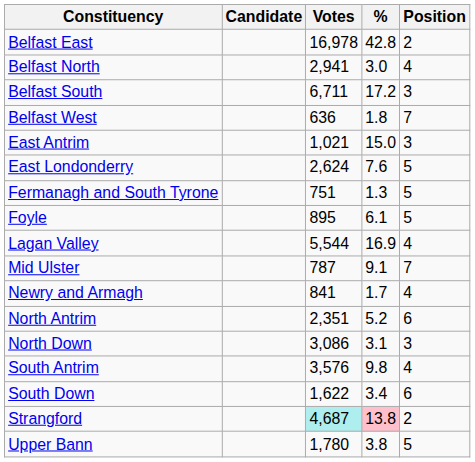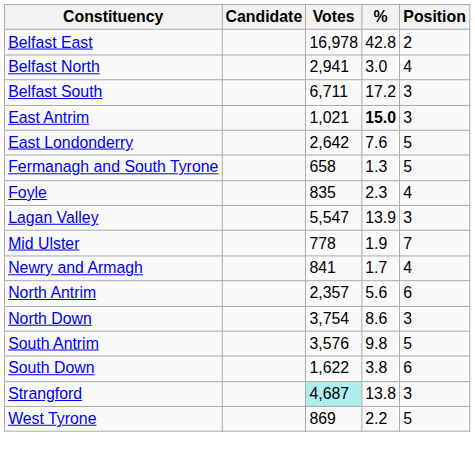- row: (52, 117)
(381, 142) normal -> (381, 117) bold
(329, 167) 2,624 -> (329, 142) 2,642
(323, 192) 751 -> (323, 167) 658
(323, 218) 895 -> (323, 192) 835
(376, 218) 6.1 -> (376, 192) 2.3
(408, 218) 5 -> (408, 192) 4
(329, 243) 5,544 -> (329, 218) 5,547
(381, 243) 16.9 -> (381, 218) 13.9
(408, 243) 4 -> (408, 218) 3
(323, 268) 787 -> (323, 243) 778
(376, 268) 9.1 -> (376, 243) 1.9
(329, 318) 2,351 -> (329, 293) 2,357
(376, 318) 5.2 -> (376, 293) 5.6
(329, 343) 3,086 -> (329, 318) 3,754
(376, 343) 3.1 -> (376, 318) 8.6
(408, 368) 4 -> (408, 343) 5
(376, 393) 3.4 -> (376, 368) 3.8
(381, 419) pink background -> (381, 393) no background
(408, 419) 2 -> (408, 393) 3
- row: (50, 444)
+ row: (52, 419)
